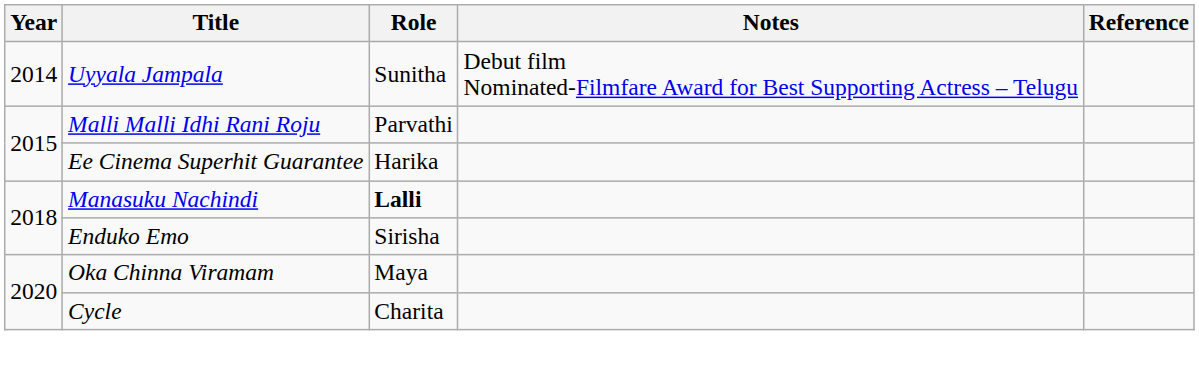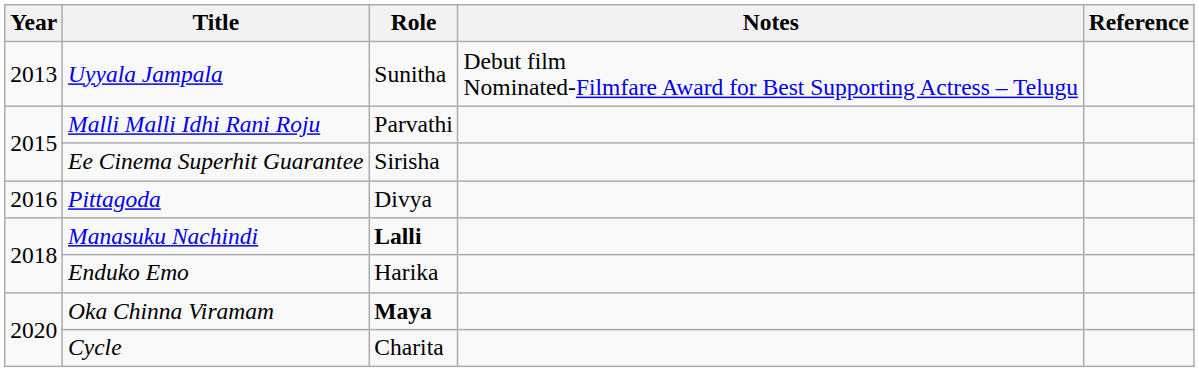(34, 73) 2014 -> (34, 73) 2013
(406, 161) Harika -> (407, 161) Sirisha
+ row: (114, 198)
(407, 236) Sirisha -> (406, 273) Harika
(401, 273) normal -> (403, 310) bold
